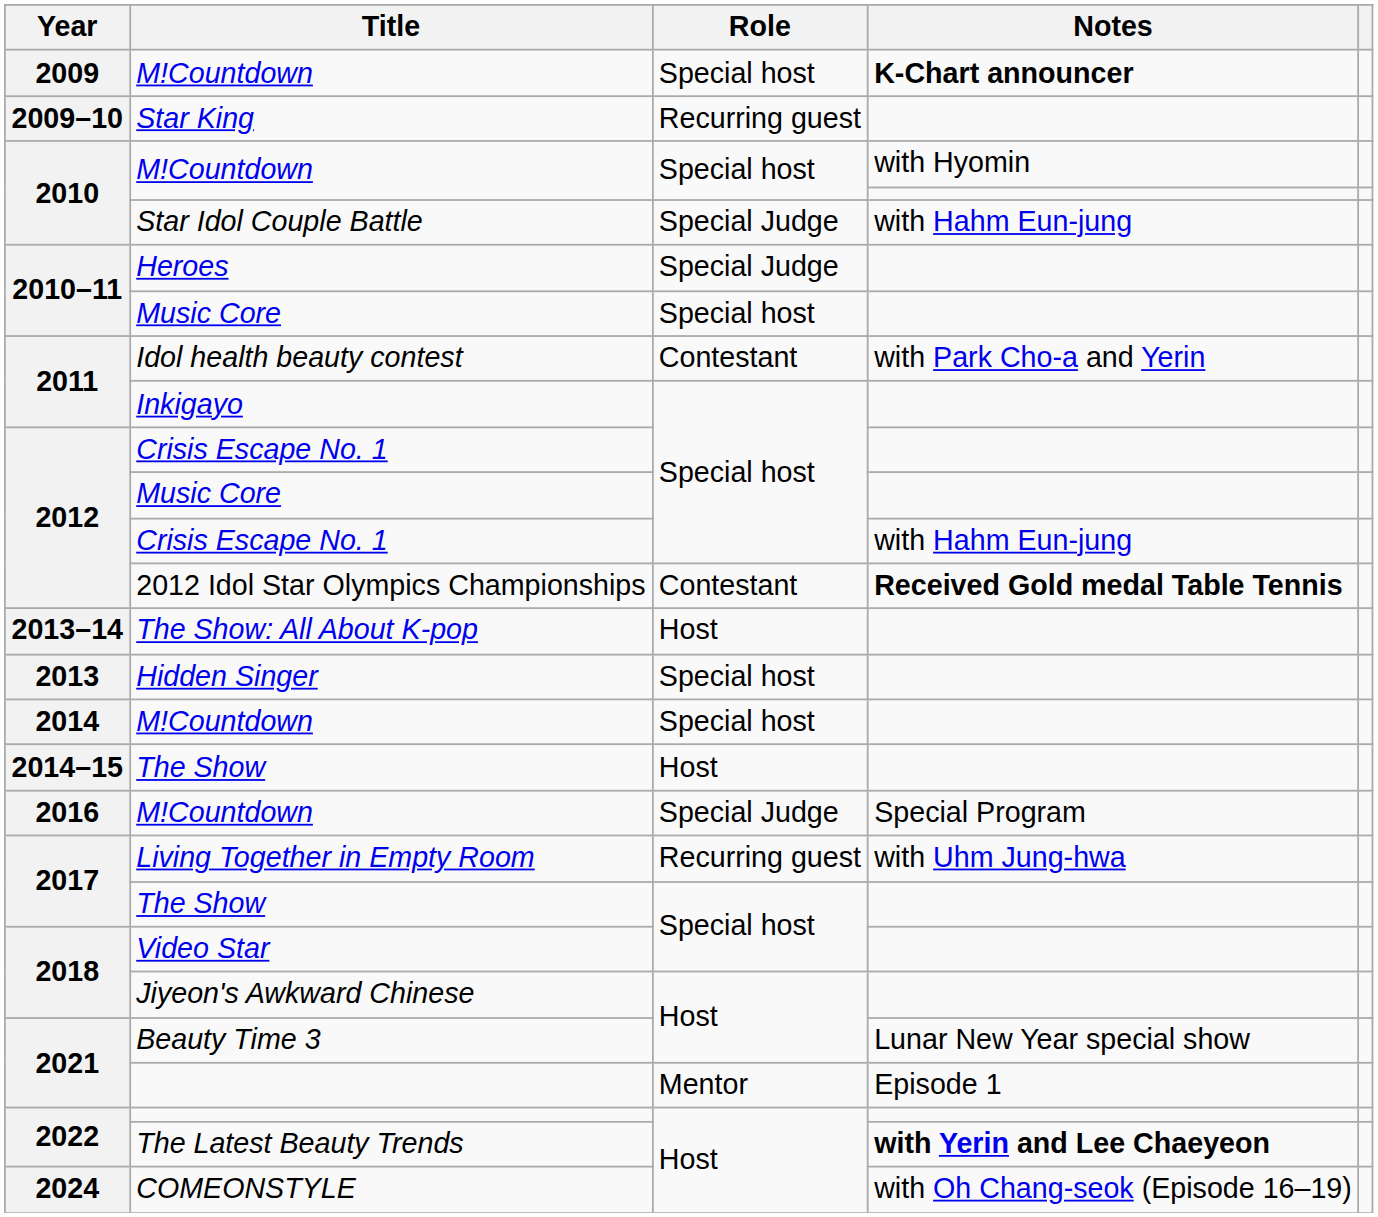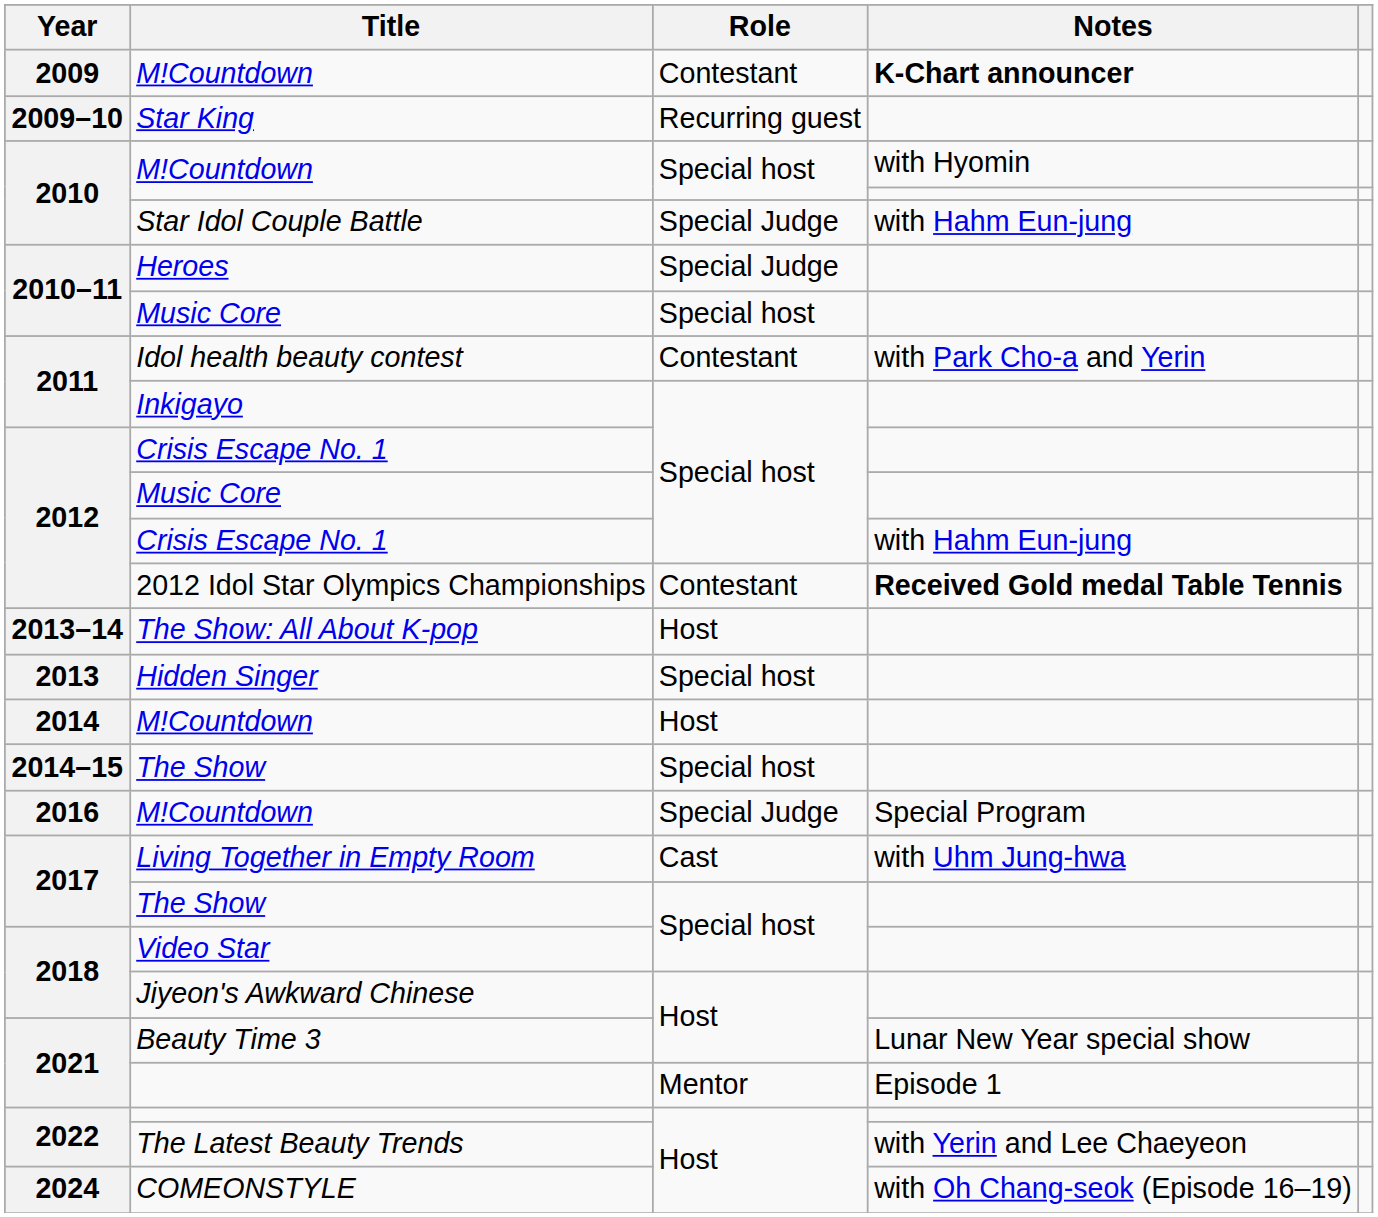(737, 72) Special host -> (728, 72) Contestant
(737, 721) Special host -> (688, 721) Host
(688, 767) Host -> (737, 767) Special host
(760, 857) Recurring guest -> (688, 857) Cast
(1072, 1143) bold -> (1061, 1143) normal
